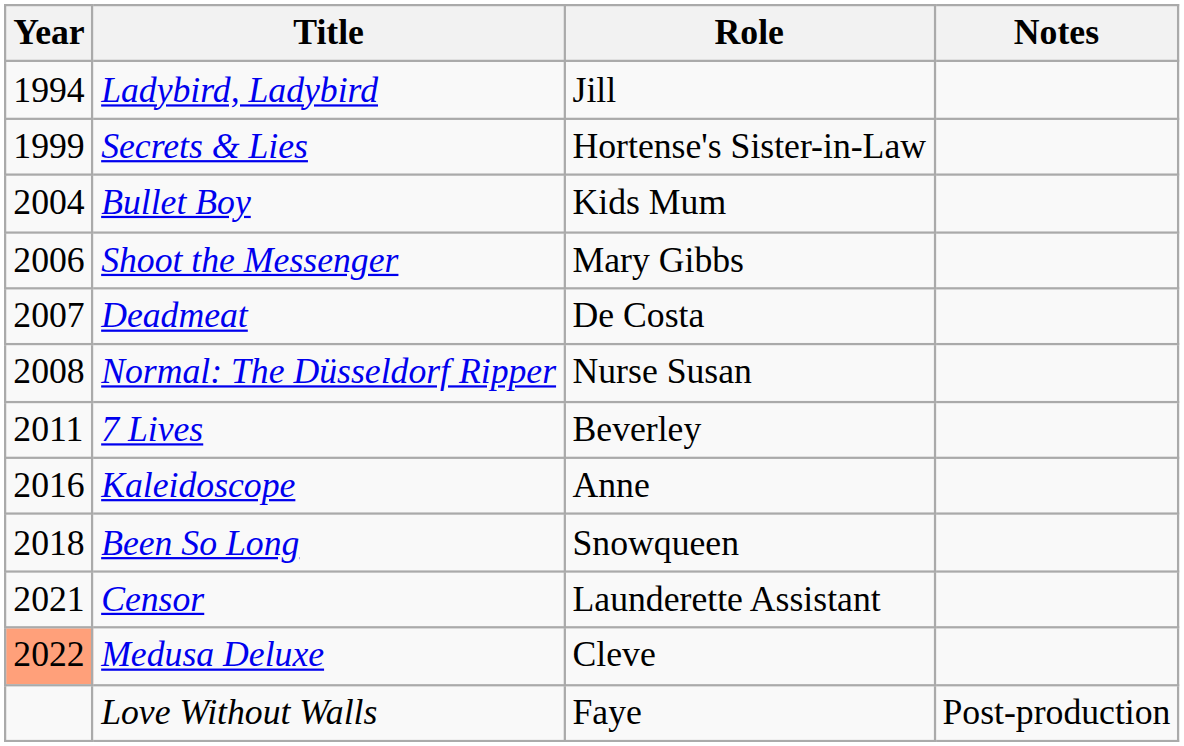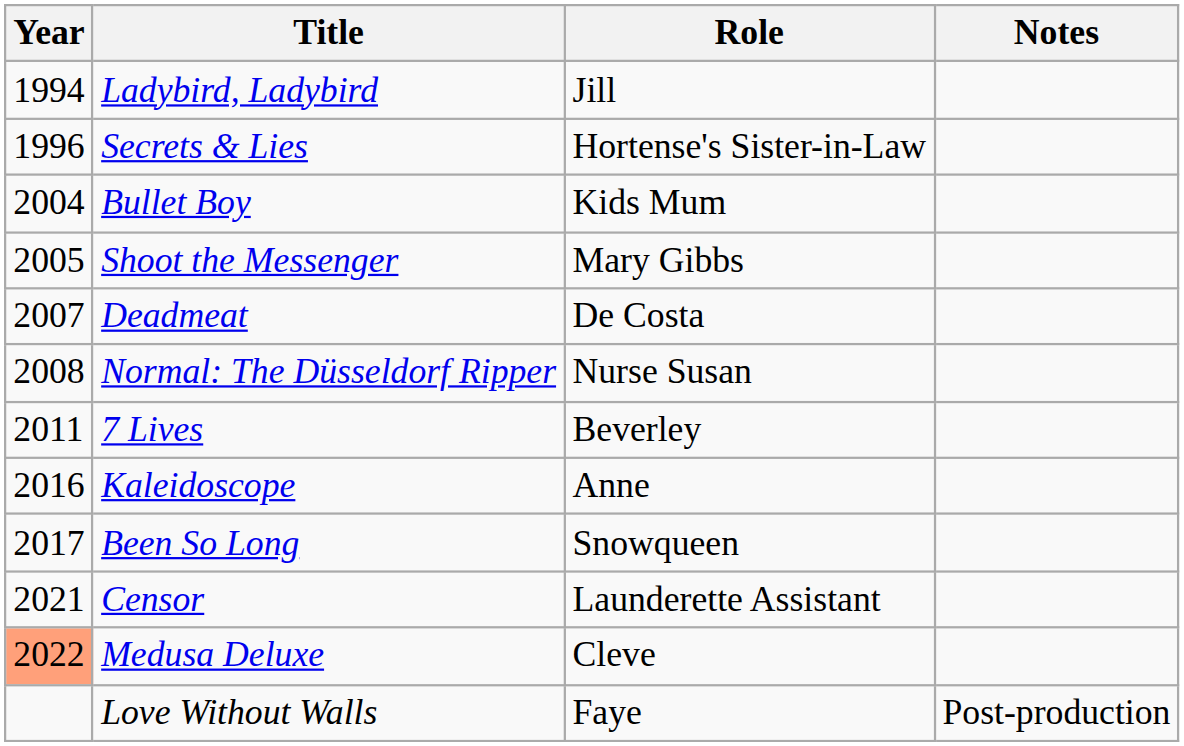(49, 145) 1999 -> (49, 145) 1996
(49, 259) 2006 -> (49, 259) 2005
(49, 542) 2018 -> (49, 542) 2017
